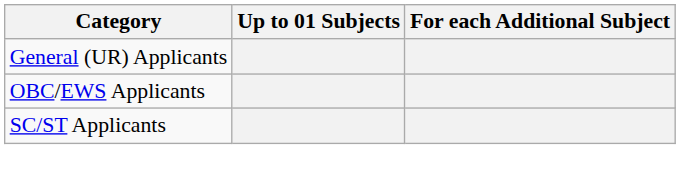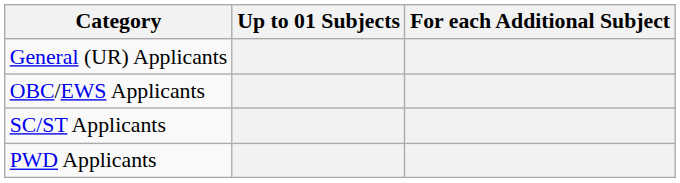+ row: (83, 159)
